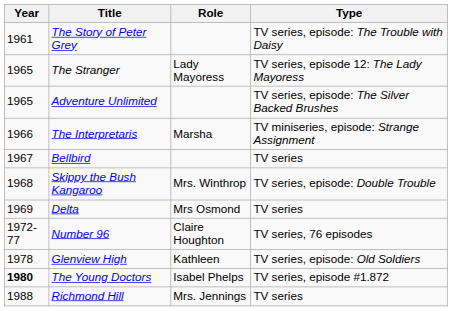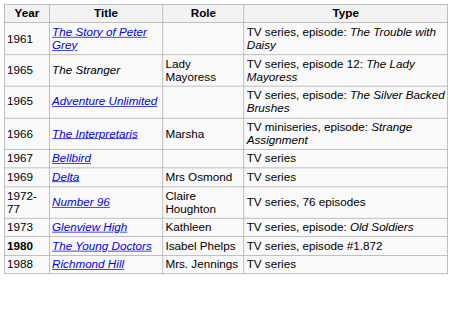- row: (94, 184)
(20, 259) 1978 -> (20, 227) 1973
